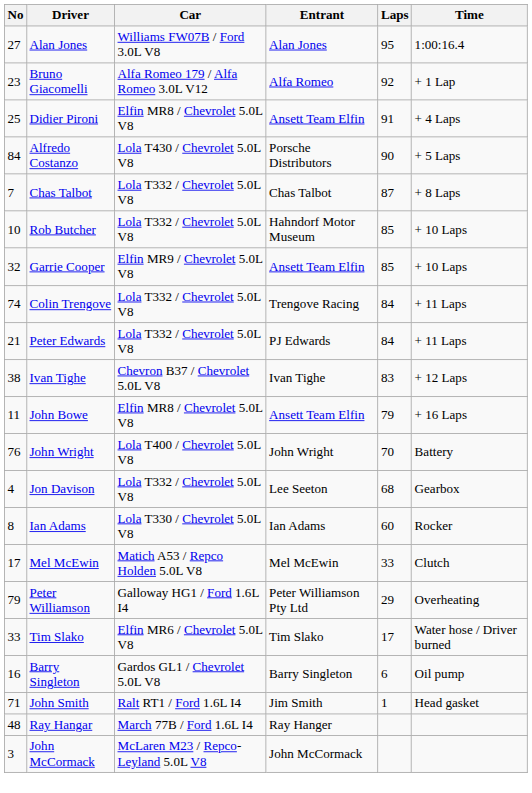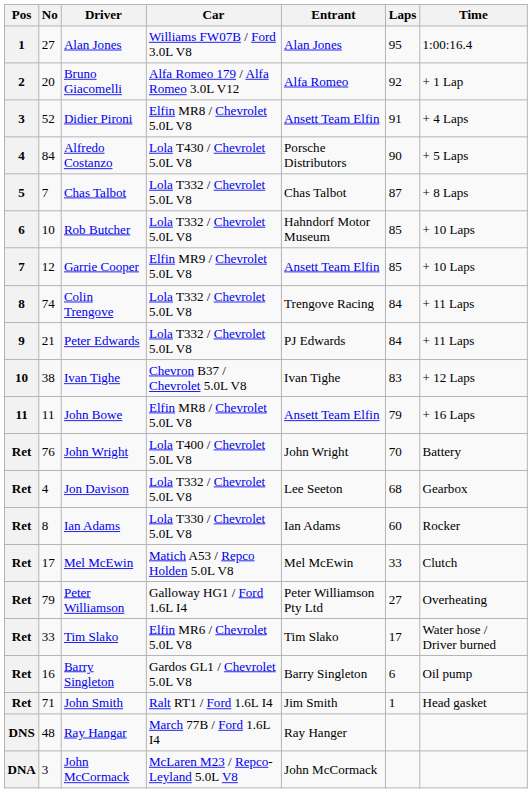+ column: (22, 15)
(14, 81) 23 -> (48, 81) 20
(14, 118) 25 -> (48, 118) 52
(14, 266) 32 -> (48, 266) 12
(387, 600) 29 -> (395, 600) 27
